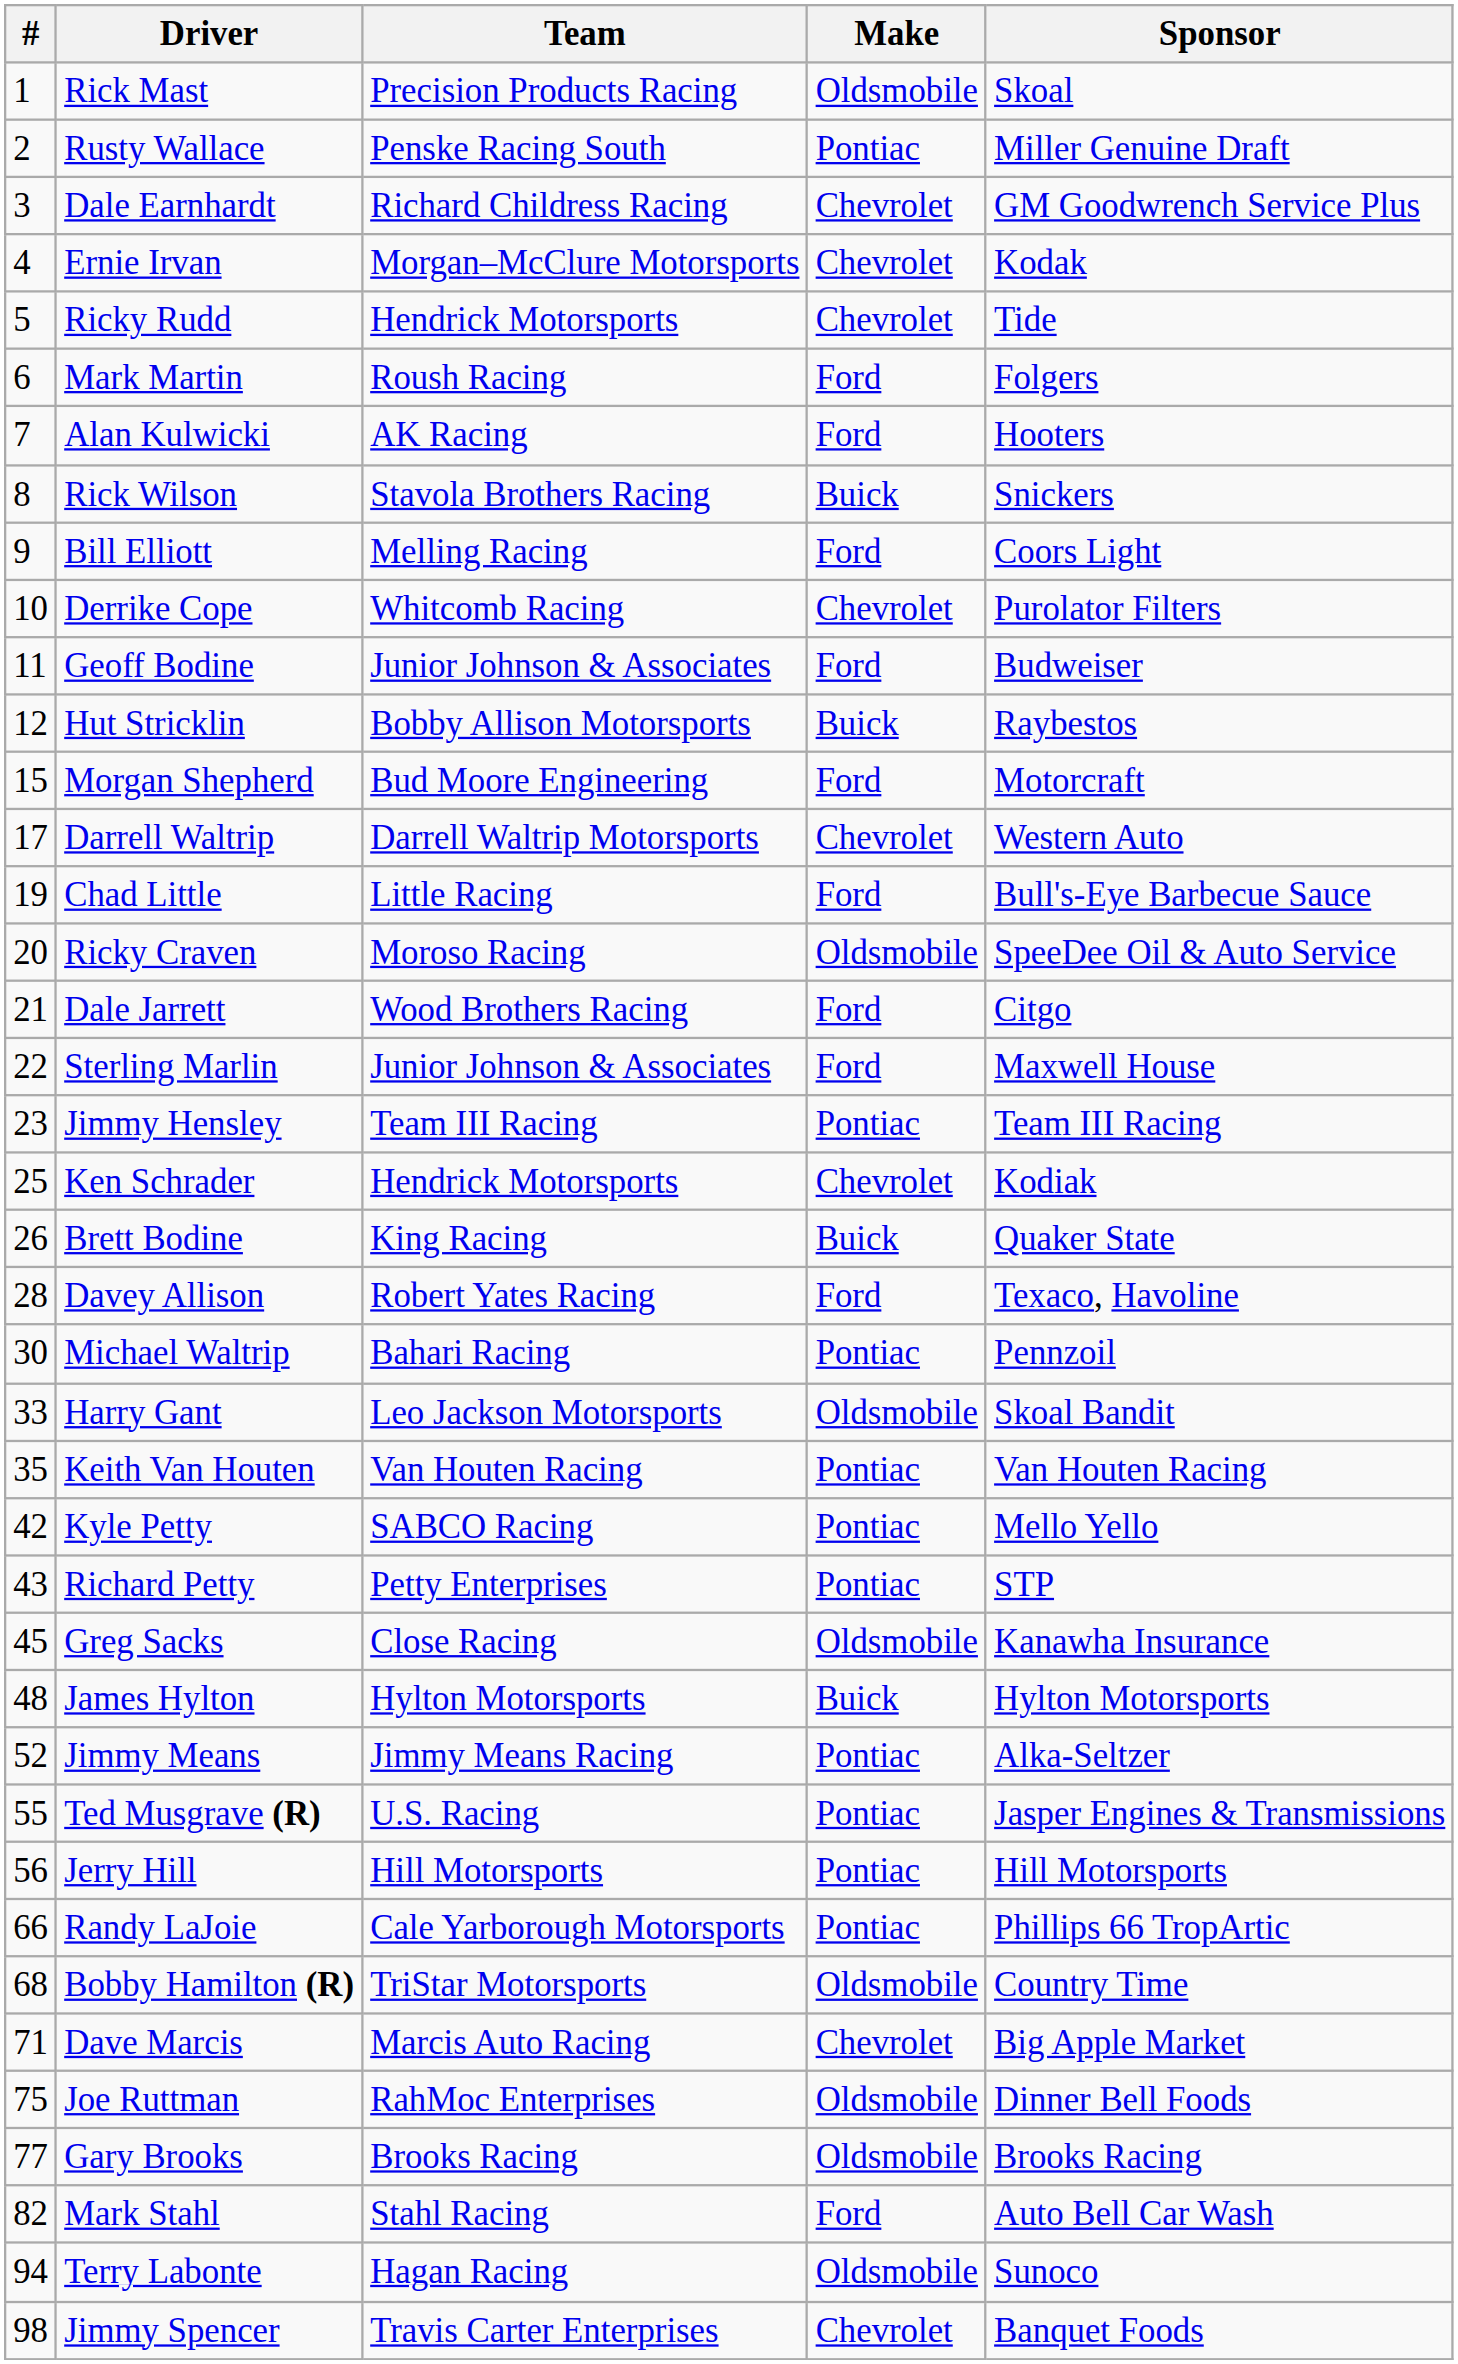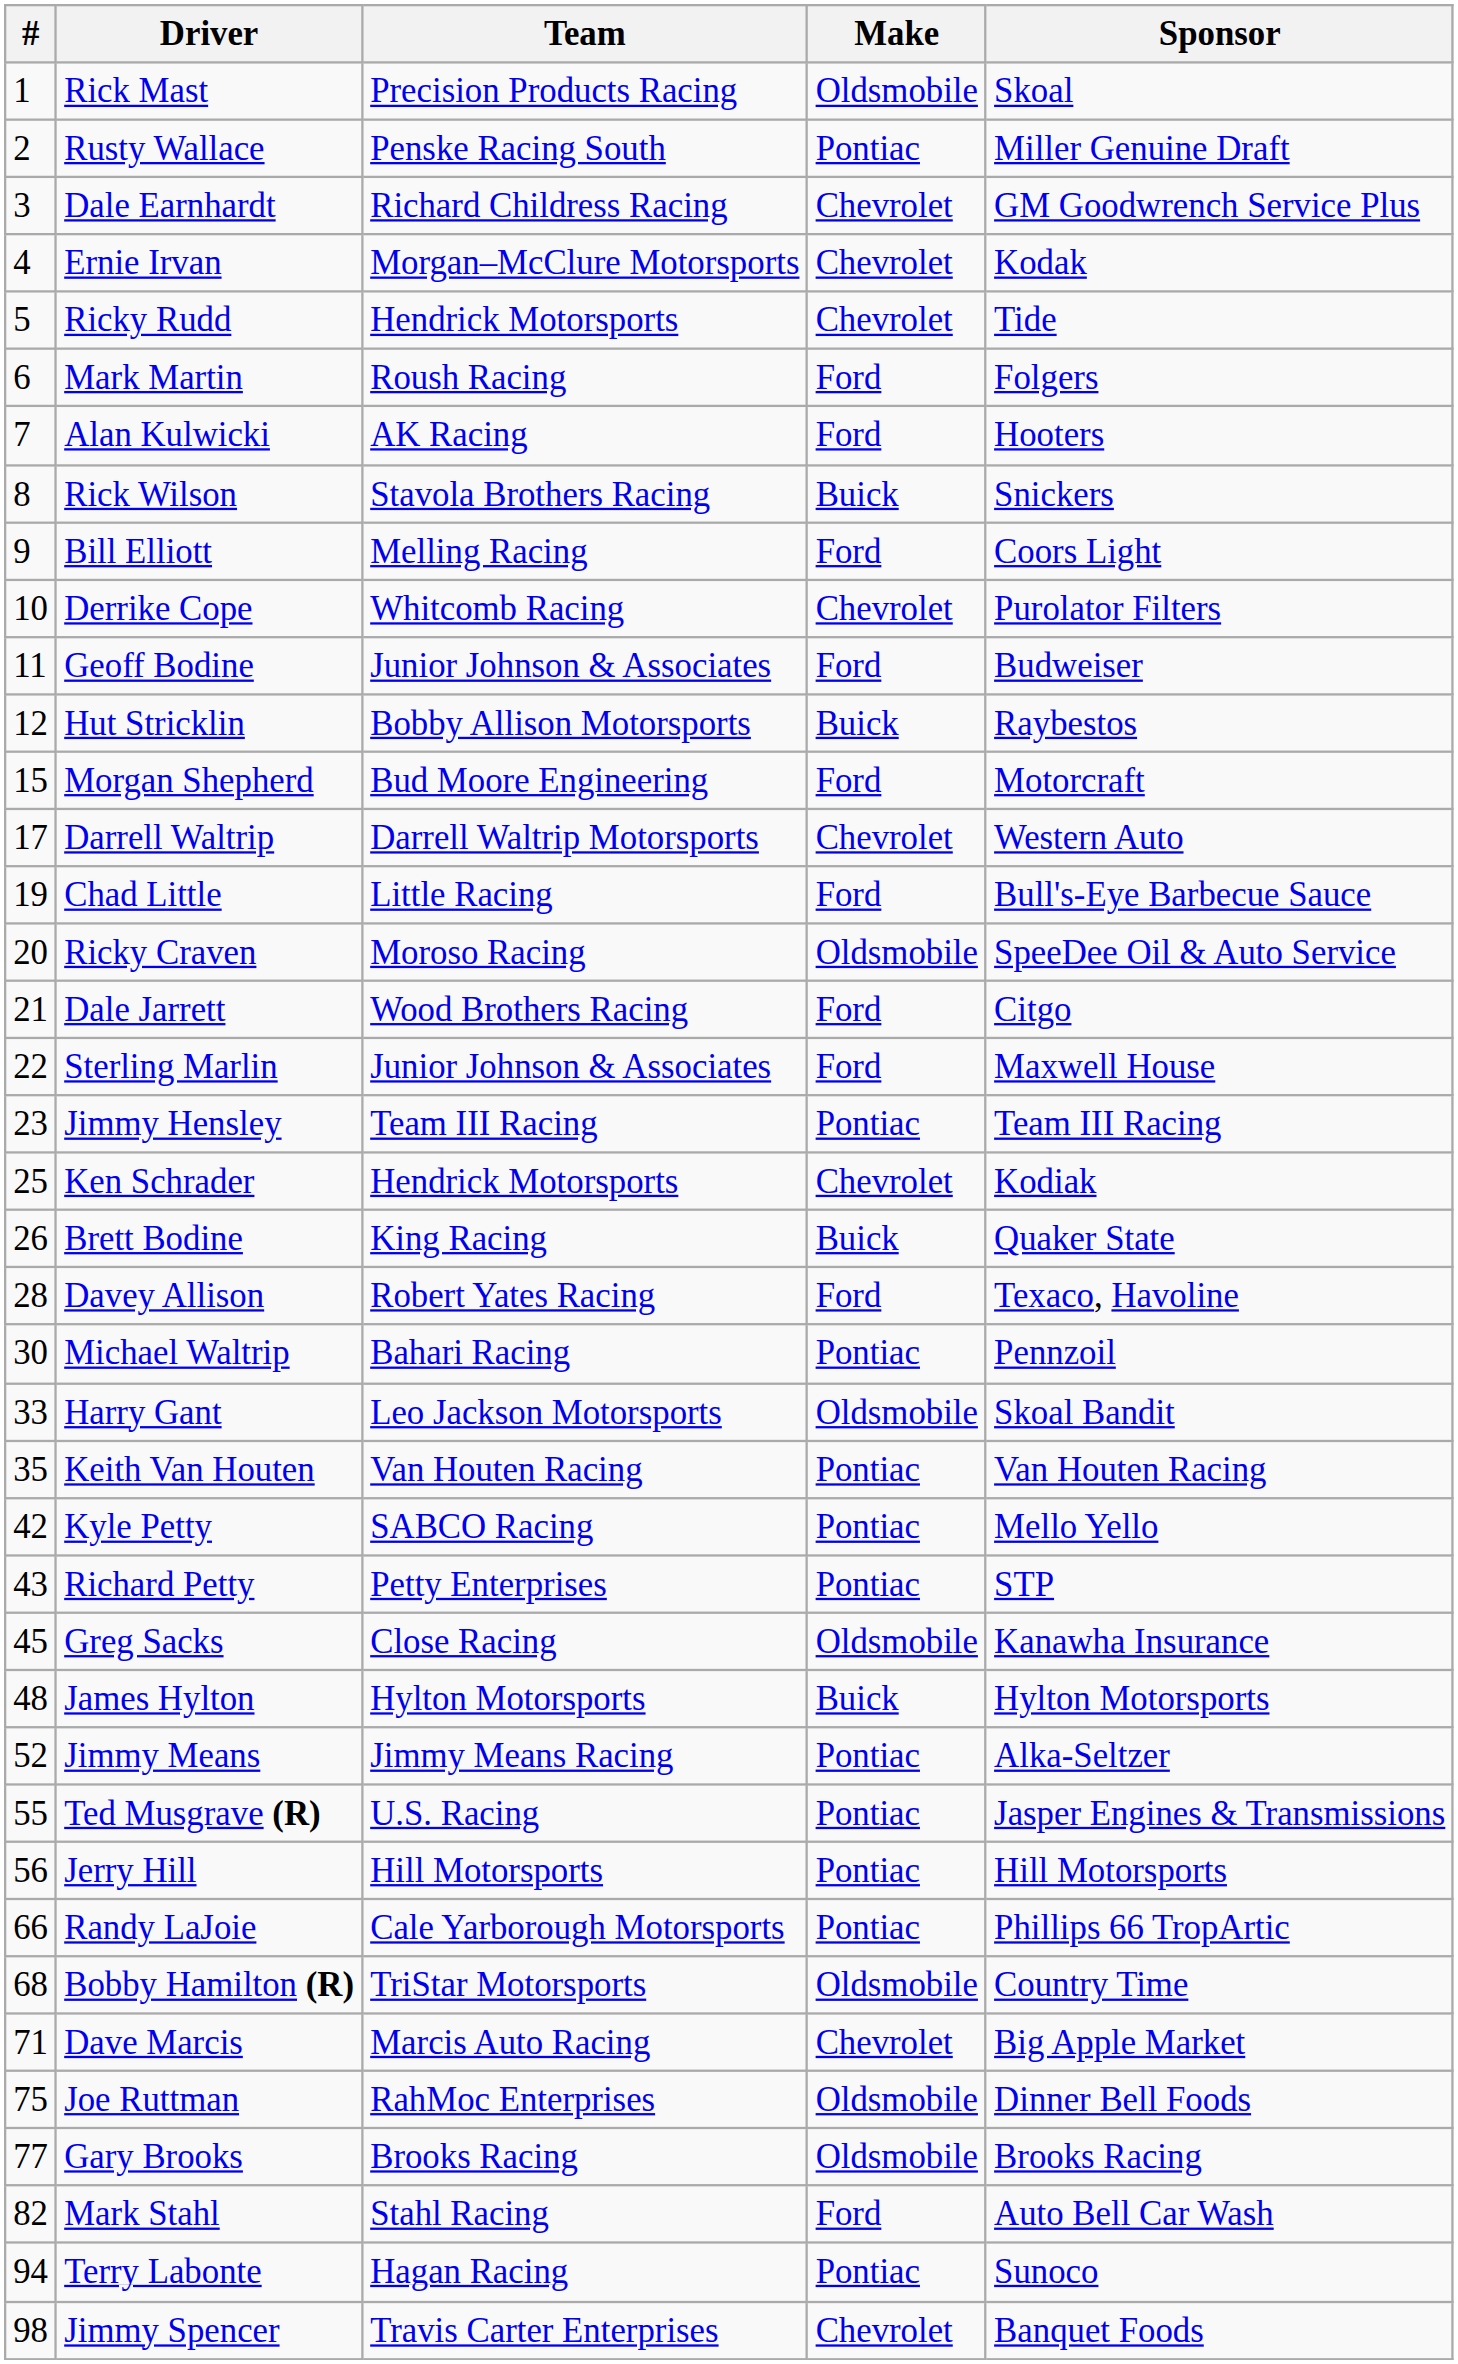(897, 2271) Oldsmobile -> (868, 2271) Pontiac
